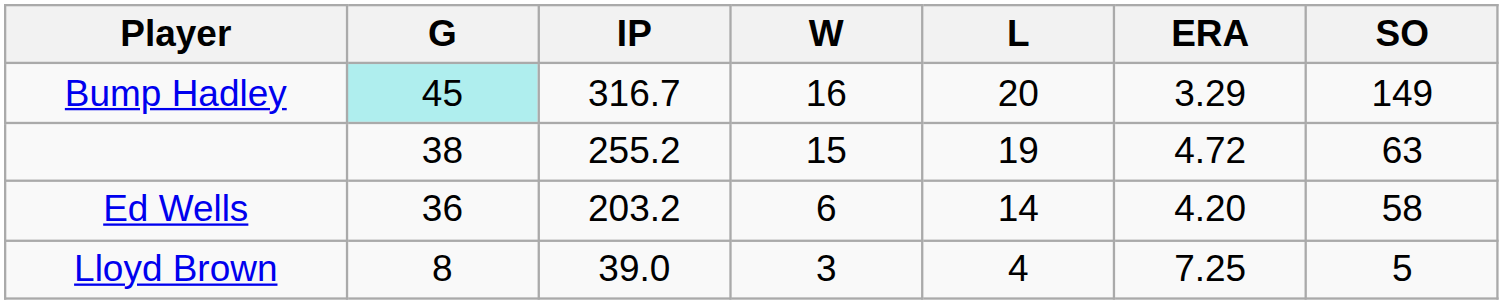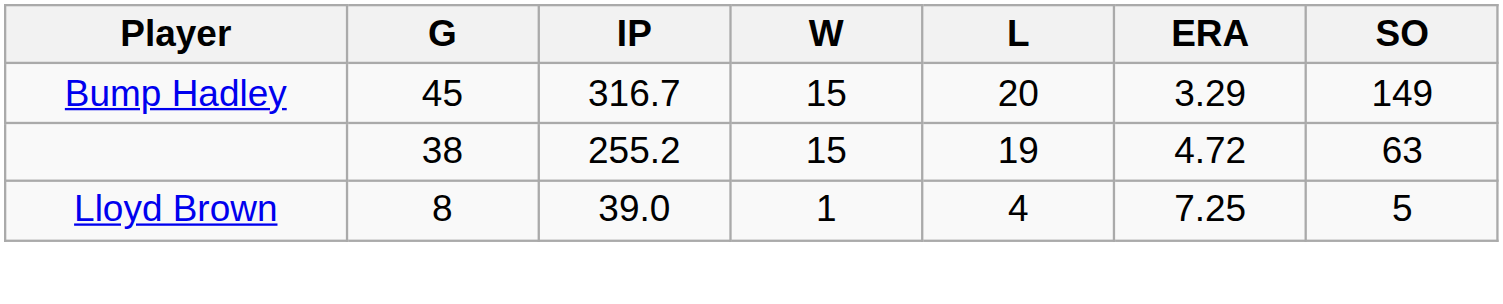(442, 92) paleturquoise background -> (442, 92) no background
(826, 92) 16 -> (826, 92) 15
- row: (176, 209)
(826, 268) 3 -> (826, 209) 1
